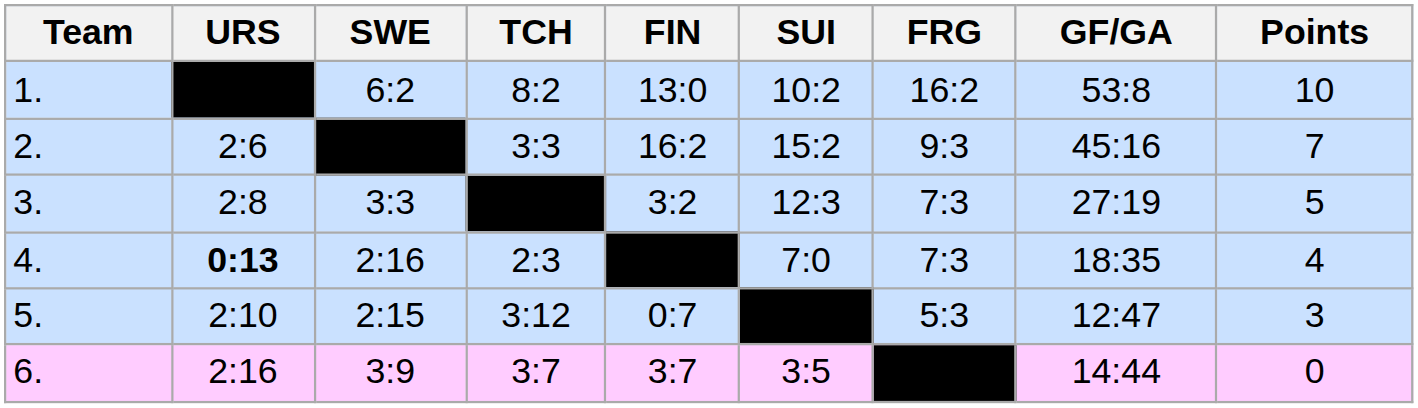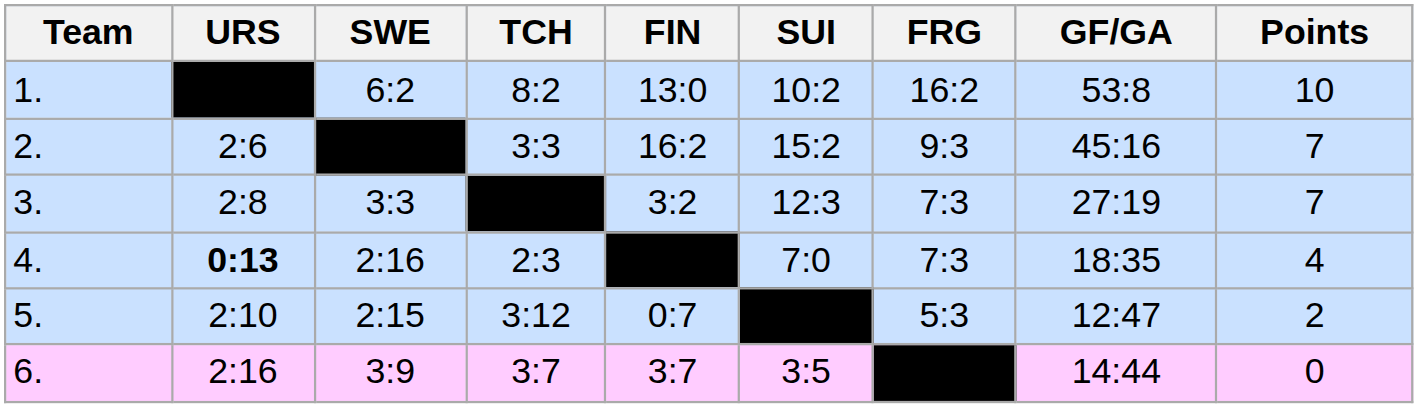(1315, 202) 5 -> (1315, 202) 7
(1315, 315) 3 -> (1315, 315) 2
